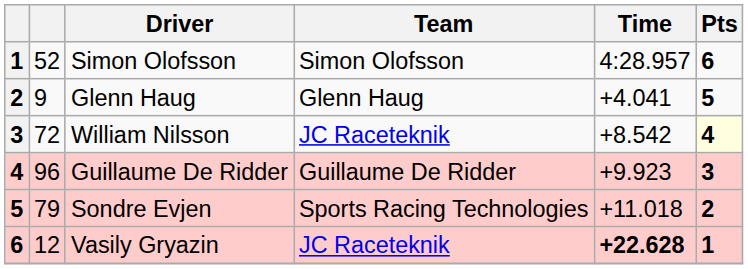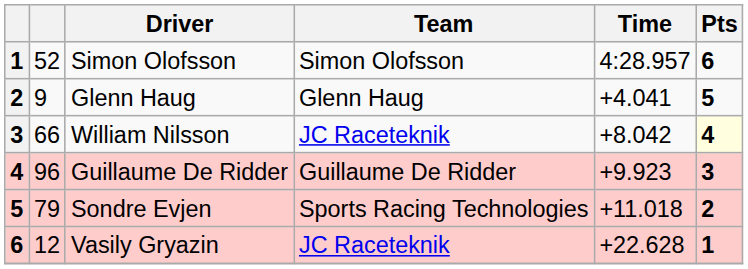(47, 135) 72 -> (47, 135) 66
(635, 135) +8.542 -> (635, 135) +8.042
(642, 246) bold -> (642, 246) normal
